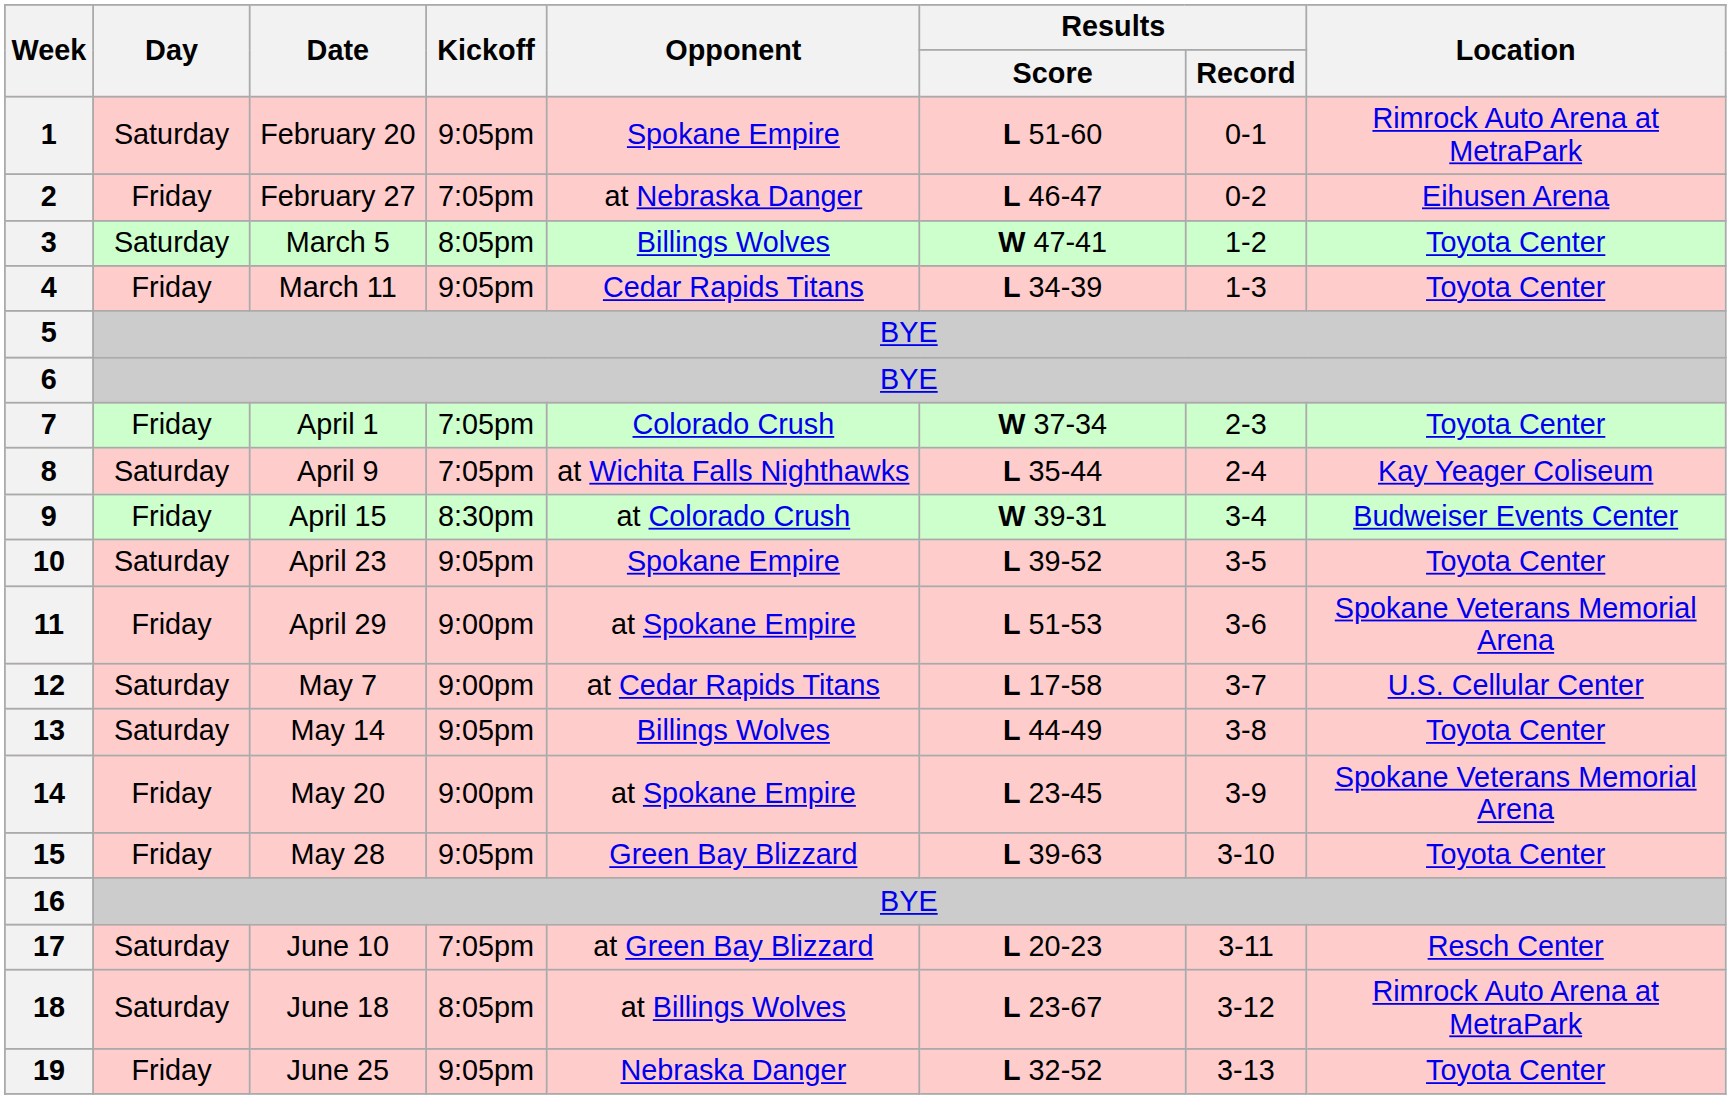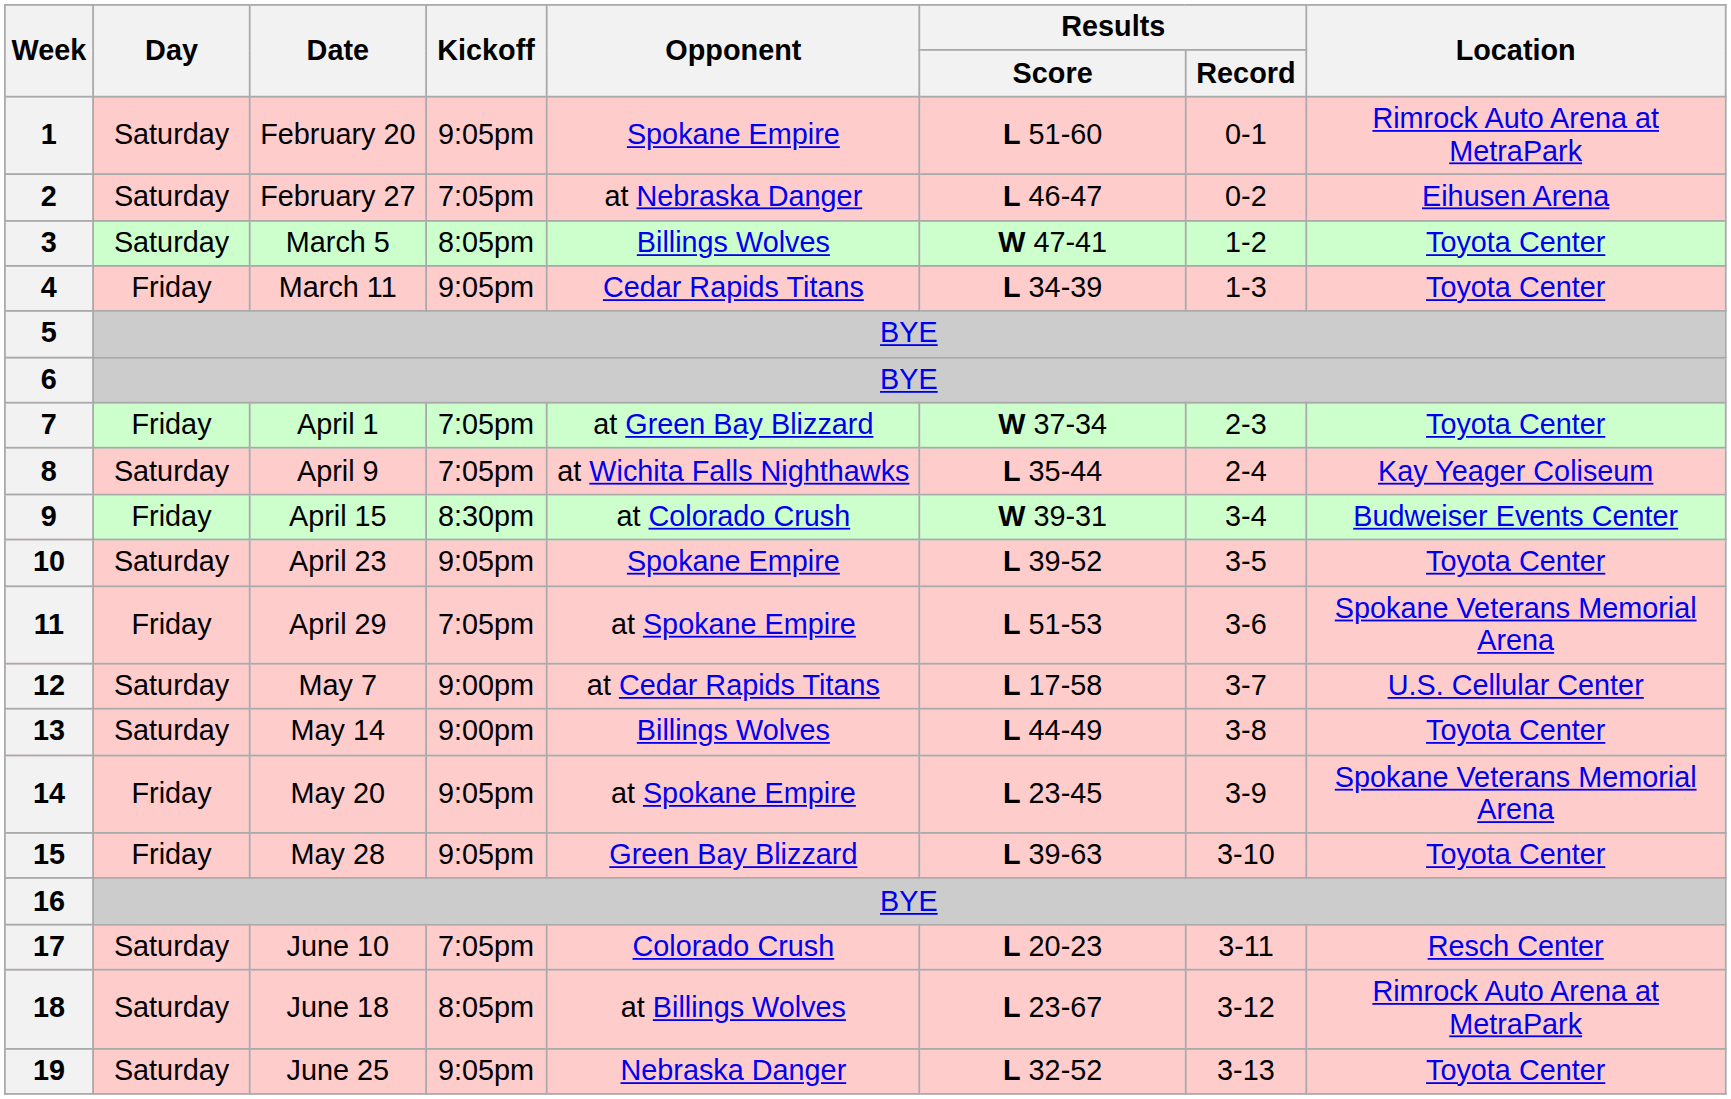(172, 196) Friday -> (172, 196) Saturday
(733, 425) Colorado Crush -> (733, 425) at Green Bay Blizzard
(486, 624) 9:00pm -> (486, 624) 7:05pm
(486, 731) 9:05pm -> (486, 731) 9:00pm
(486, 793) 9:00pm -> (486, 793) 9:05pm
(733, 946) at Green Bay Blizzard -> (733, 946) Colorado Crush
(172, 1070) Friday -> (172, 1070) Saturday
